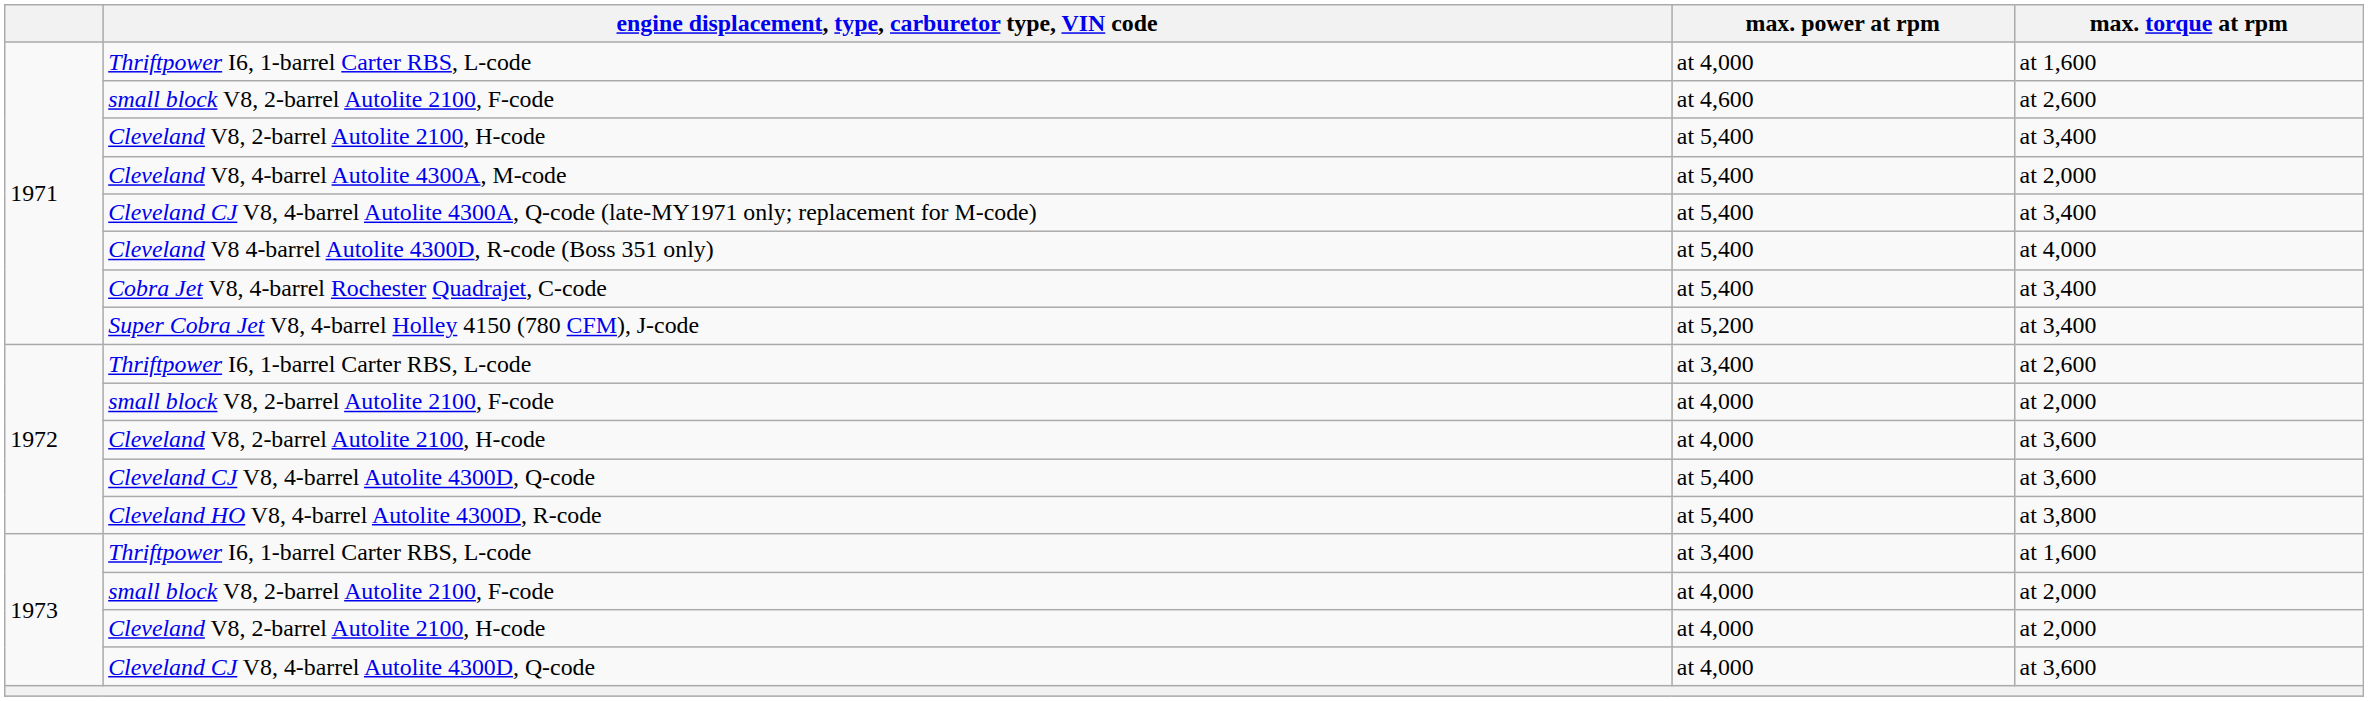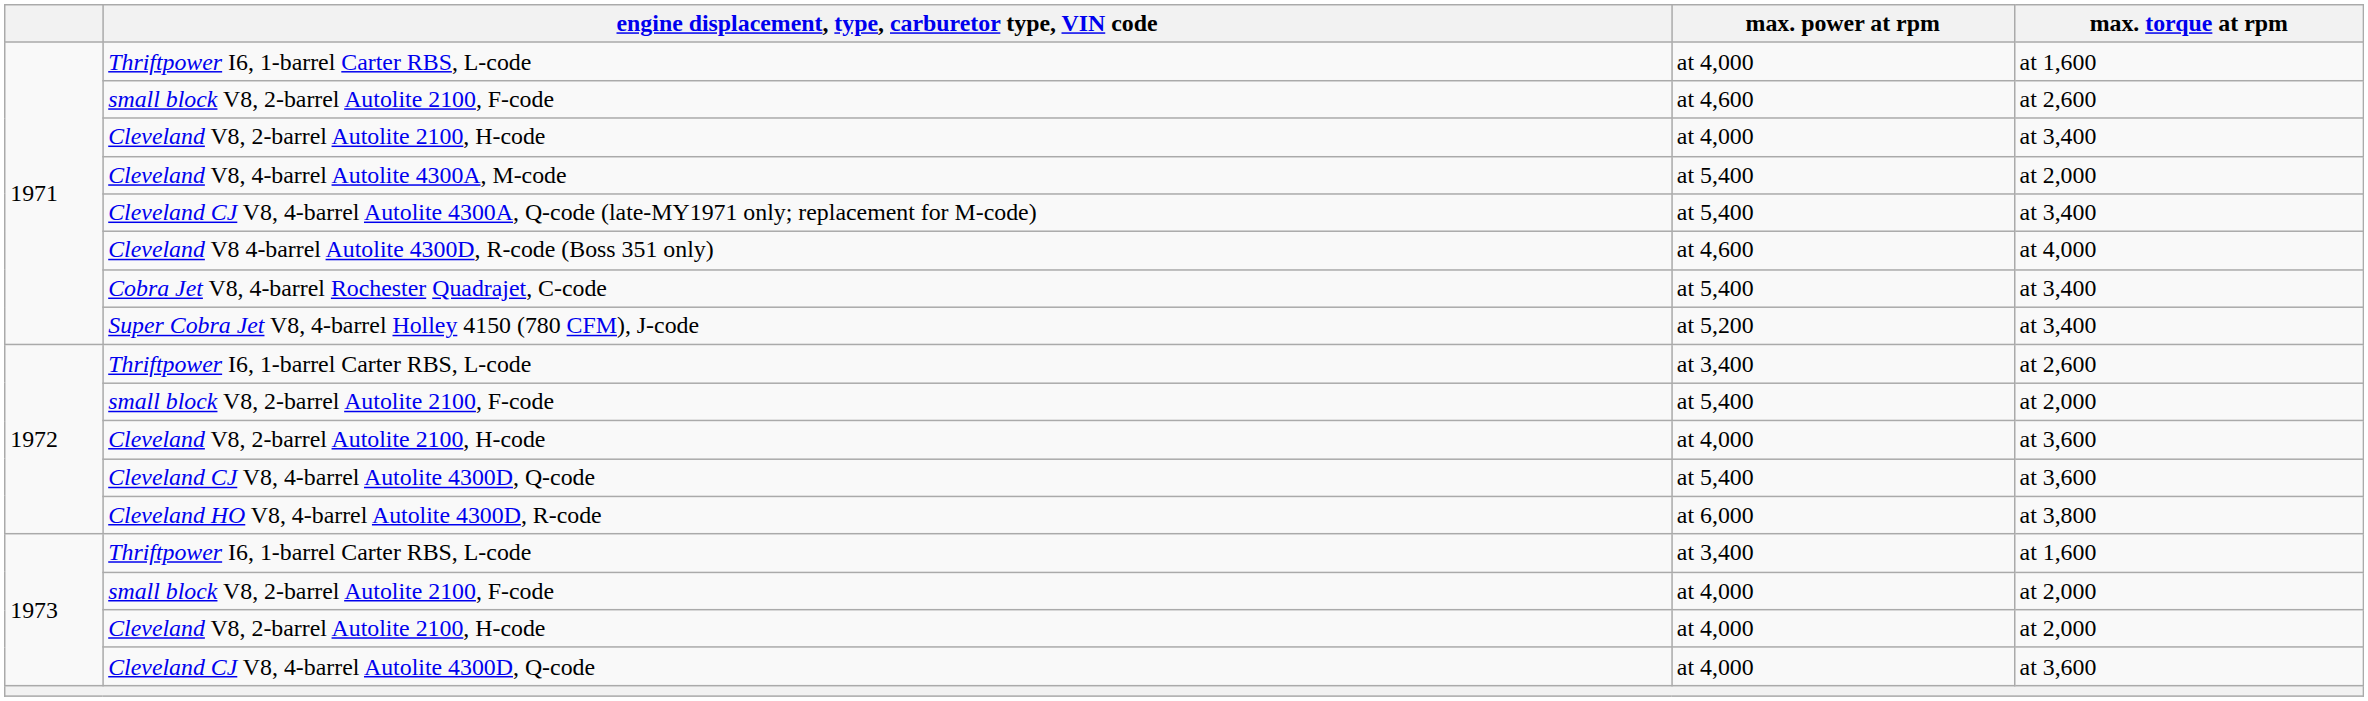(1715, 136) at 5,400 -> (1715, 136) at 4,000
(1715, 250) at 5,400 -> (1715, 250) at 4,600
(1715, 401) at 4,000 -> (1715, 401) at 5,400
(1715, 514) at 5,400 -> (1715, 514) at 6,000
